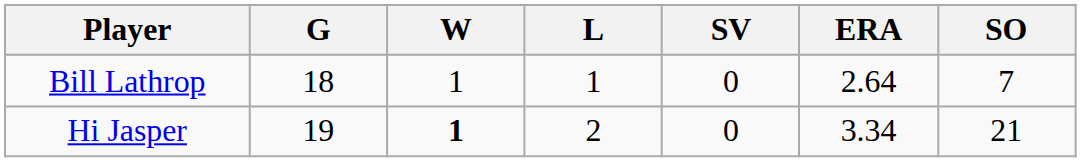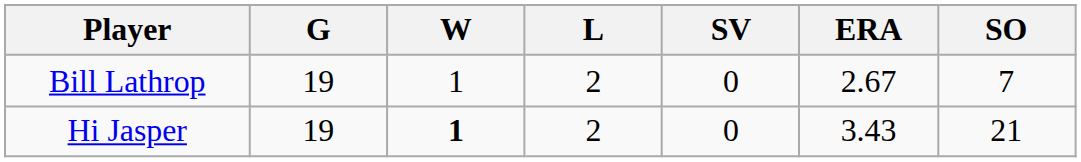(318, 80) 18 -> (318, 80) 19
(593, 80) 1 -> (593, 80) 2
(869, 80) 2.64 -> (869, 80) 2.67
(869, 130) 3.34 -> (869, 130) 3.43
